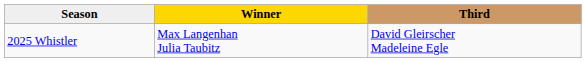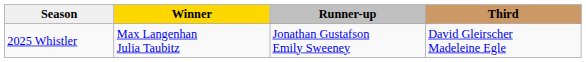+ column: (348, 14)
